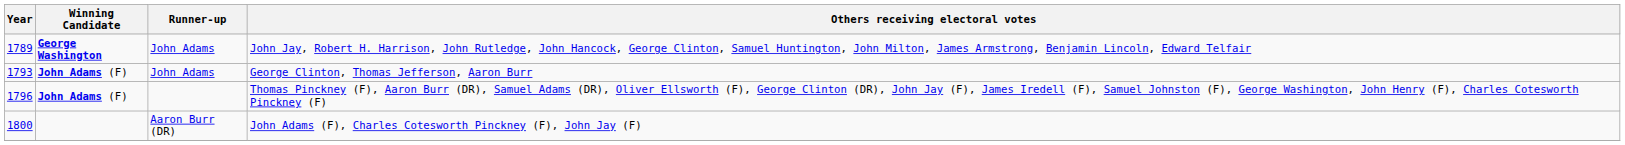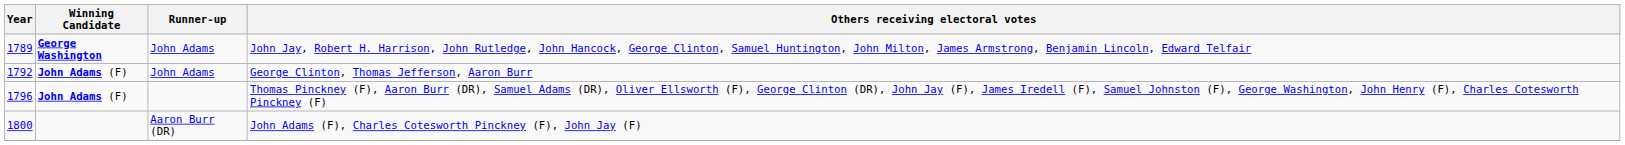(20, 72) 1793 -> (20, 72) 1792
